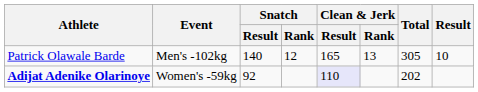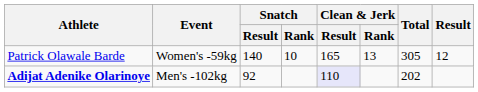(191, 55) Men's -102kg -> (196, 55) Women's -59kg
(290, 55) 12 -> (290, 55) 10
(442, 55) 10 -> (442, 55) 12
(196, 76) Women's -59kg -> (191, 76) Men's -102kg
